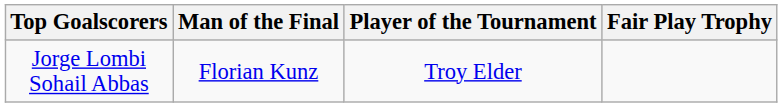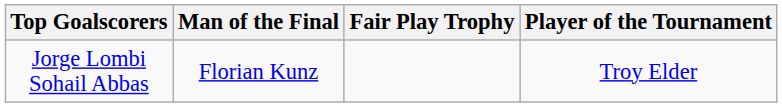columns swapped: (473, 22) <-> (689, 22)
